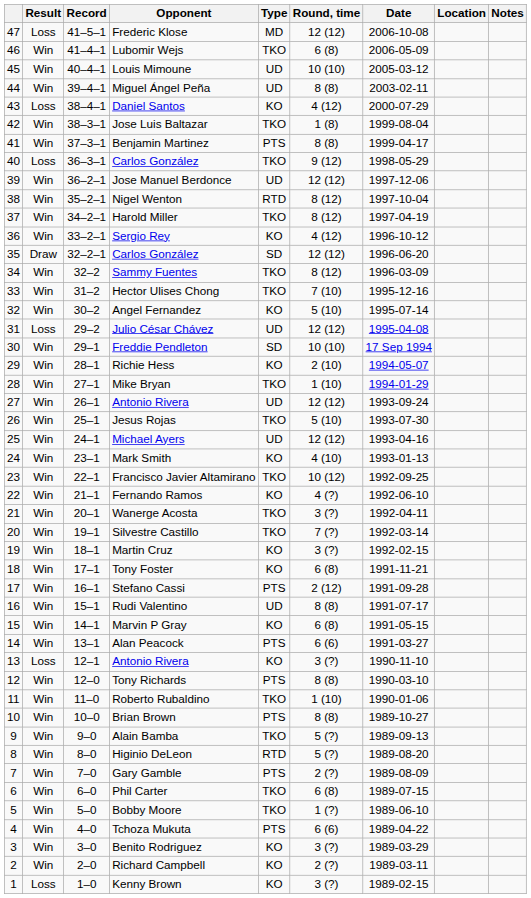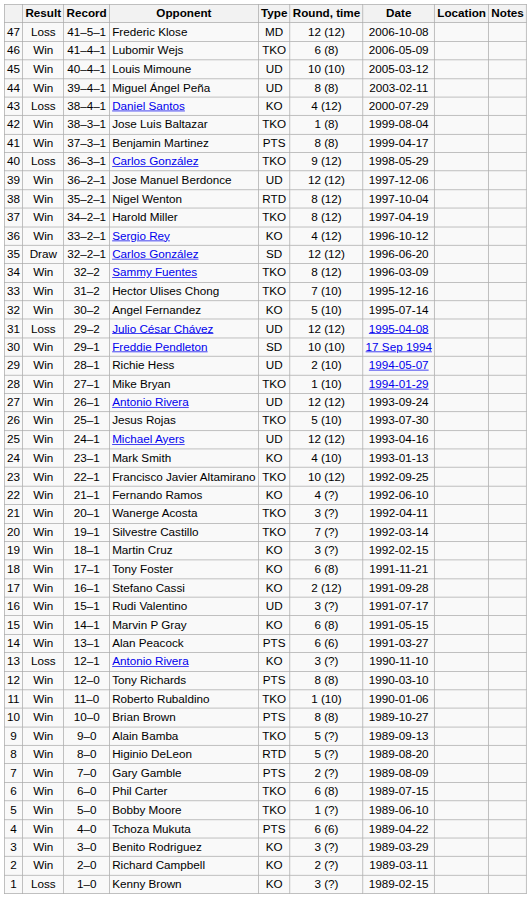(274, 365) KO -> (274, 365) UD
(274, 587) PTS -> (274, 587) KO
(327, 606) 8 (8) -> (327, 606) 3 (?)
